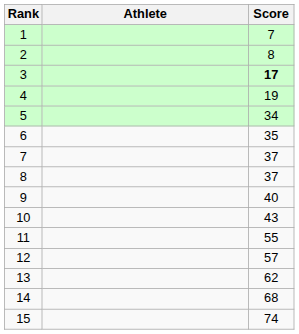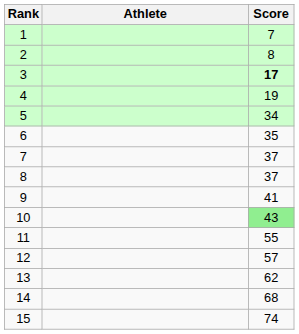(271, 197) 40 -> (271, 197) 41
(271, 217) no background -> (271, 217) lightgreen background
